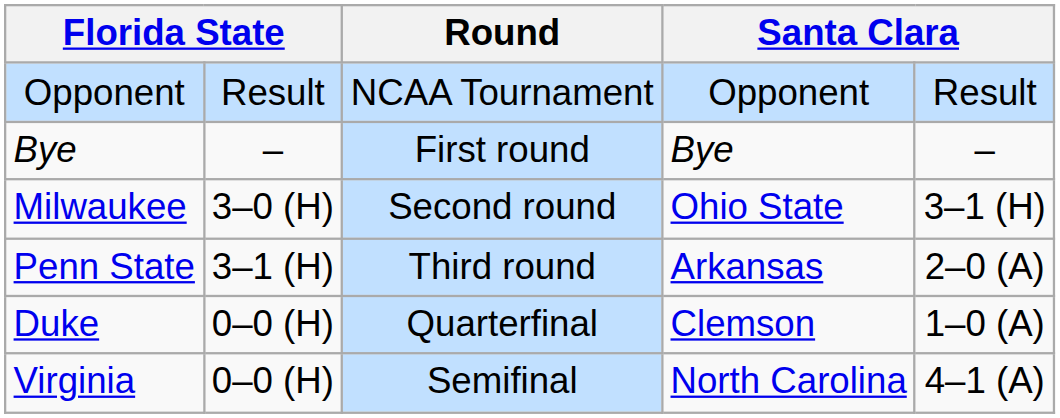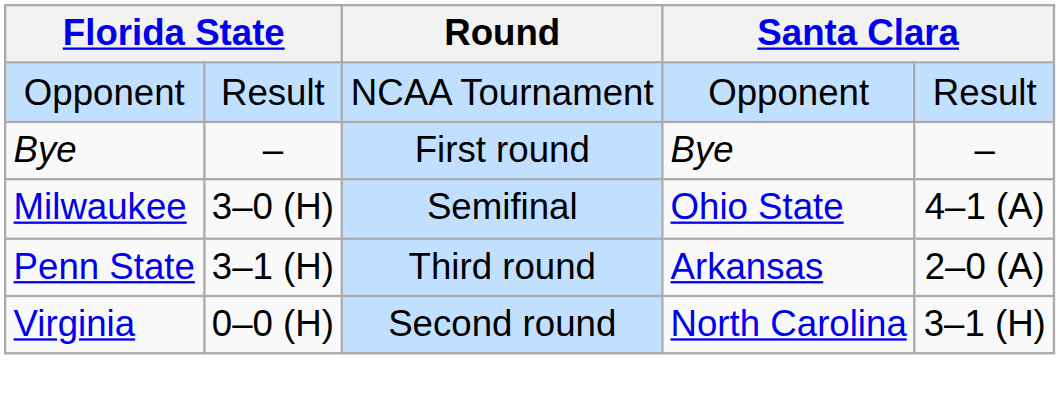(502, 207) Second round -> (502, 207) Semifinal
(985, 207) 3–1 (H) -> (985, 207) 4–1 (A)
- row: (56, 324)
(502, 382) Semifinal -> (502, 324) Second round
(985, 382) 4–1 (A) -> (985, 324) 3–1 (H)
